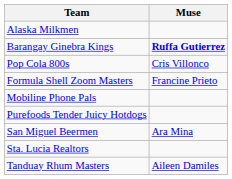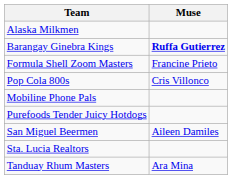rows swapped: (70, 81) <-> (38, 64)
(172, 132) Ara Mina -> (185, 132) Aileen Damiles
(185, 166) Aileen Damiles -> (172, 166) Ara Mina
